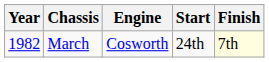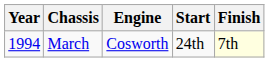(24, 44) 1982 -> (24, 44) 1994
